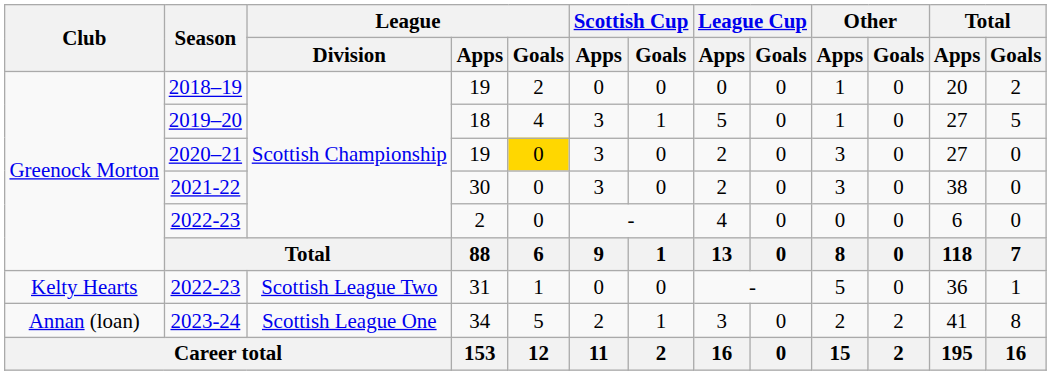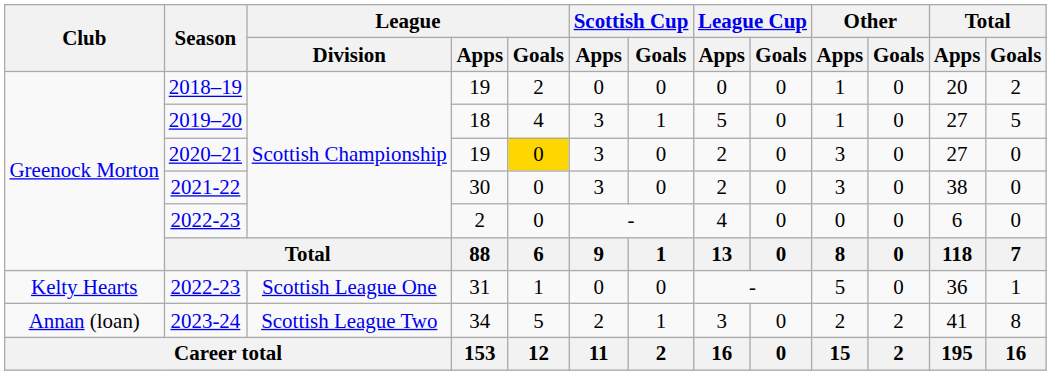(349, 287) Scottish League Two -> (349, 287) Scottish League One
(349, 320) Scottish League One -> (349, 320) Scottish League Two
